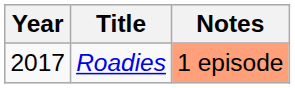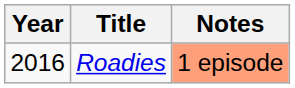(38, 62) 2017 -> (38, 62) 2016
